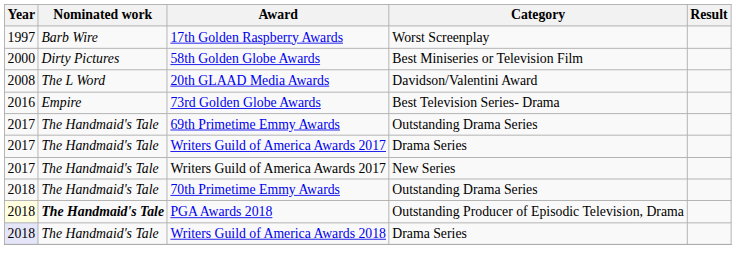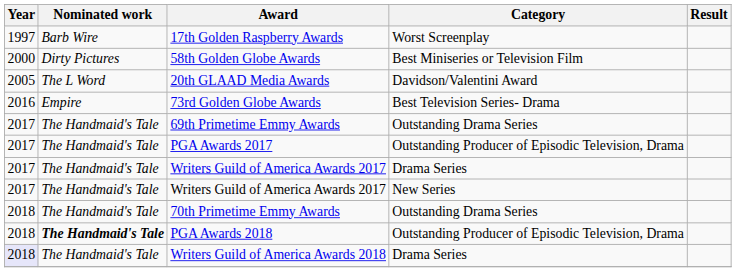(21, 80) 2008 -> (21, 80) 2005
+ row: (221, 146)
(21, 211) lightyellow background -> (21, 233) no background
